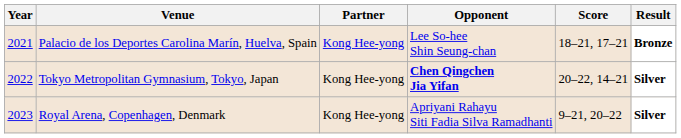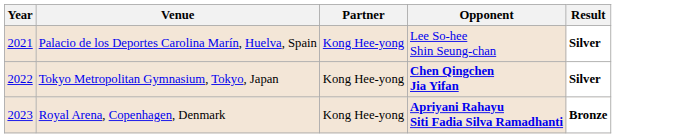- column: (593, 15)
(653, 43) Bronze -> (585, 43) Silver
(481, 115) normal -> (487, 115) bold
(650, 115) Silver -> (588, 115) Bronze
